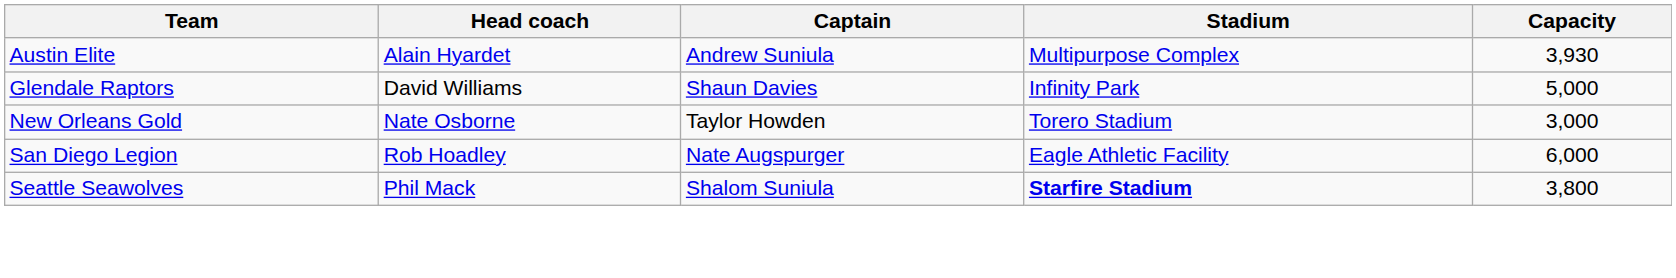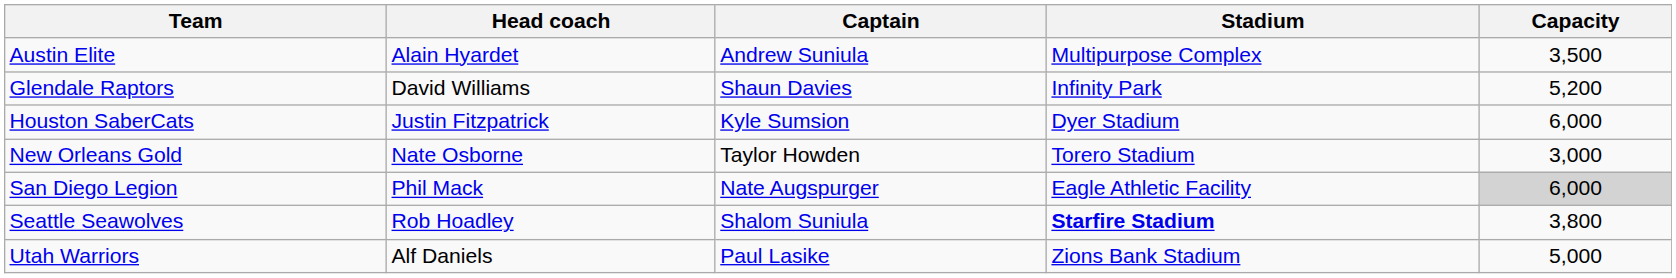(1572, 54) 3,930 -> (1576, 54) 3,500
(1572, 88) 5,000 -> (1576, 88) 5,200
+ row: (102, 121)
(445, 155) Rob Hoadley -> (437, 188) Phil Mack
(1572, 155) no background -> (1576, 188) lightgrey background
(429, 188) Phil Mack -> (453, 222) Rob Hoadley
+ row: (74, 255)
